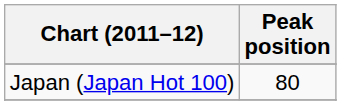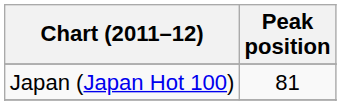(288, 81) 80 -> (288, 81) 81
